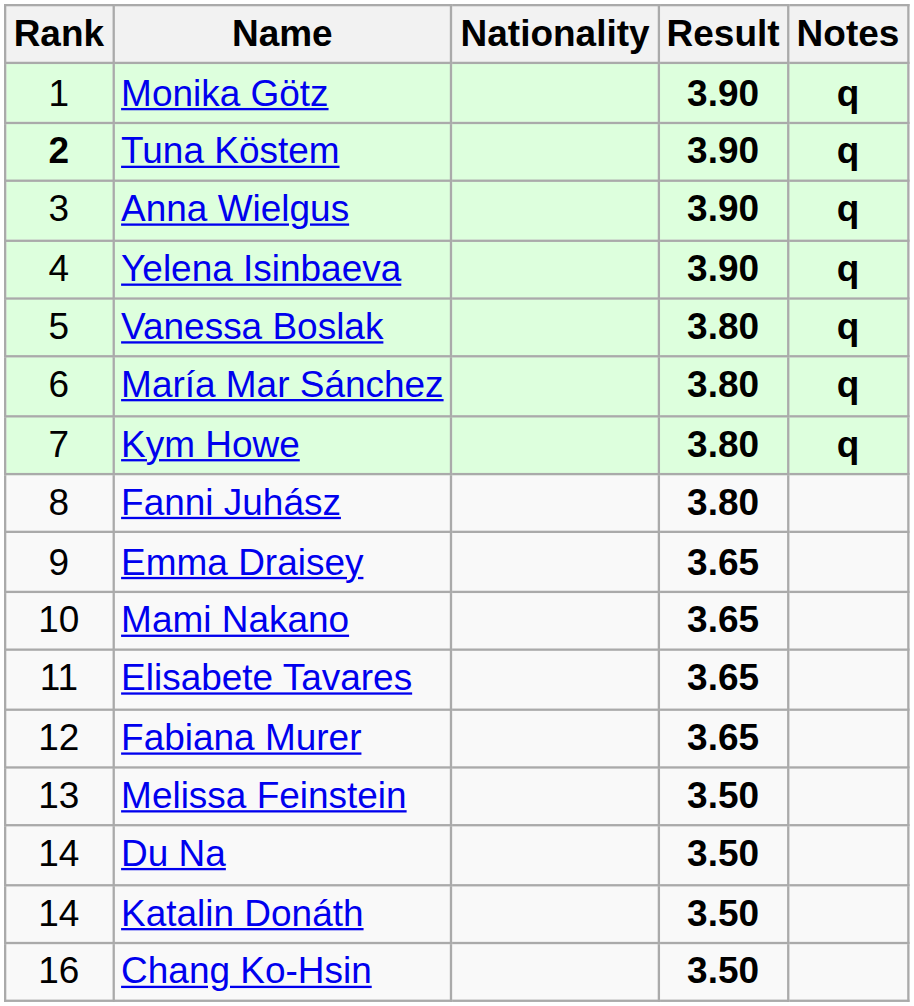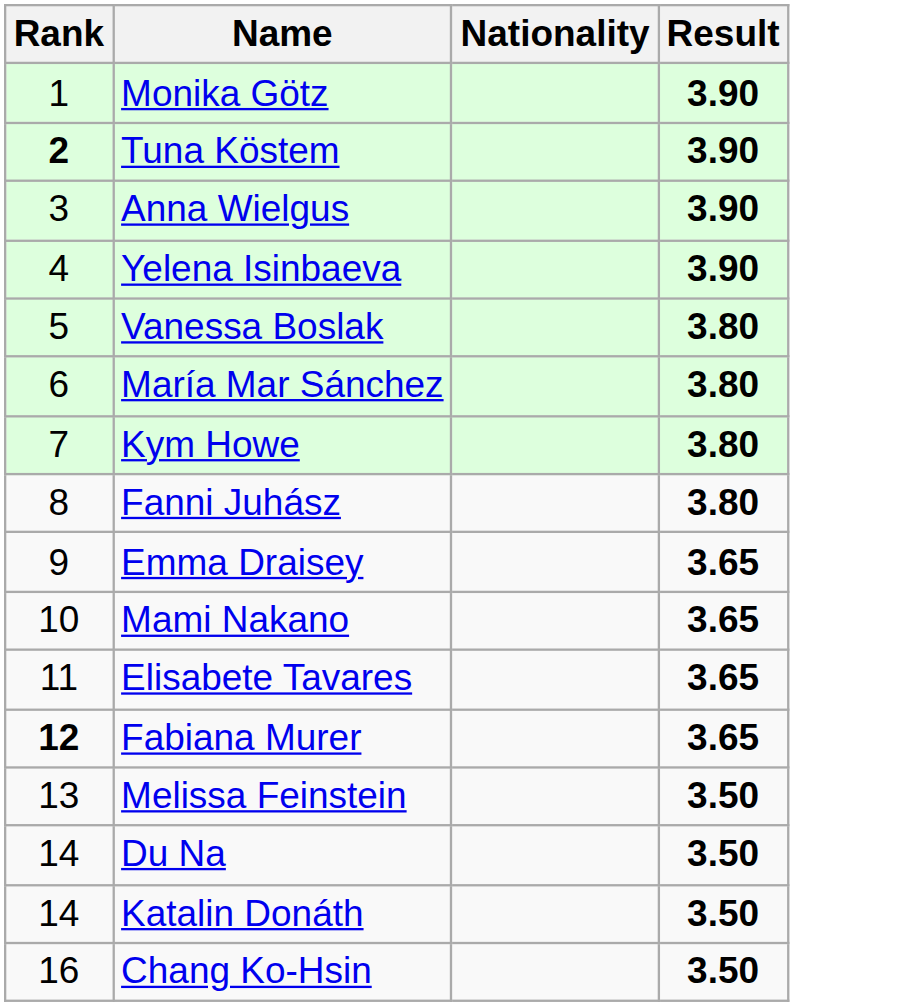- column: (848, 33)
(59, 737) normal -> (59, 737) bold
